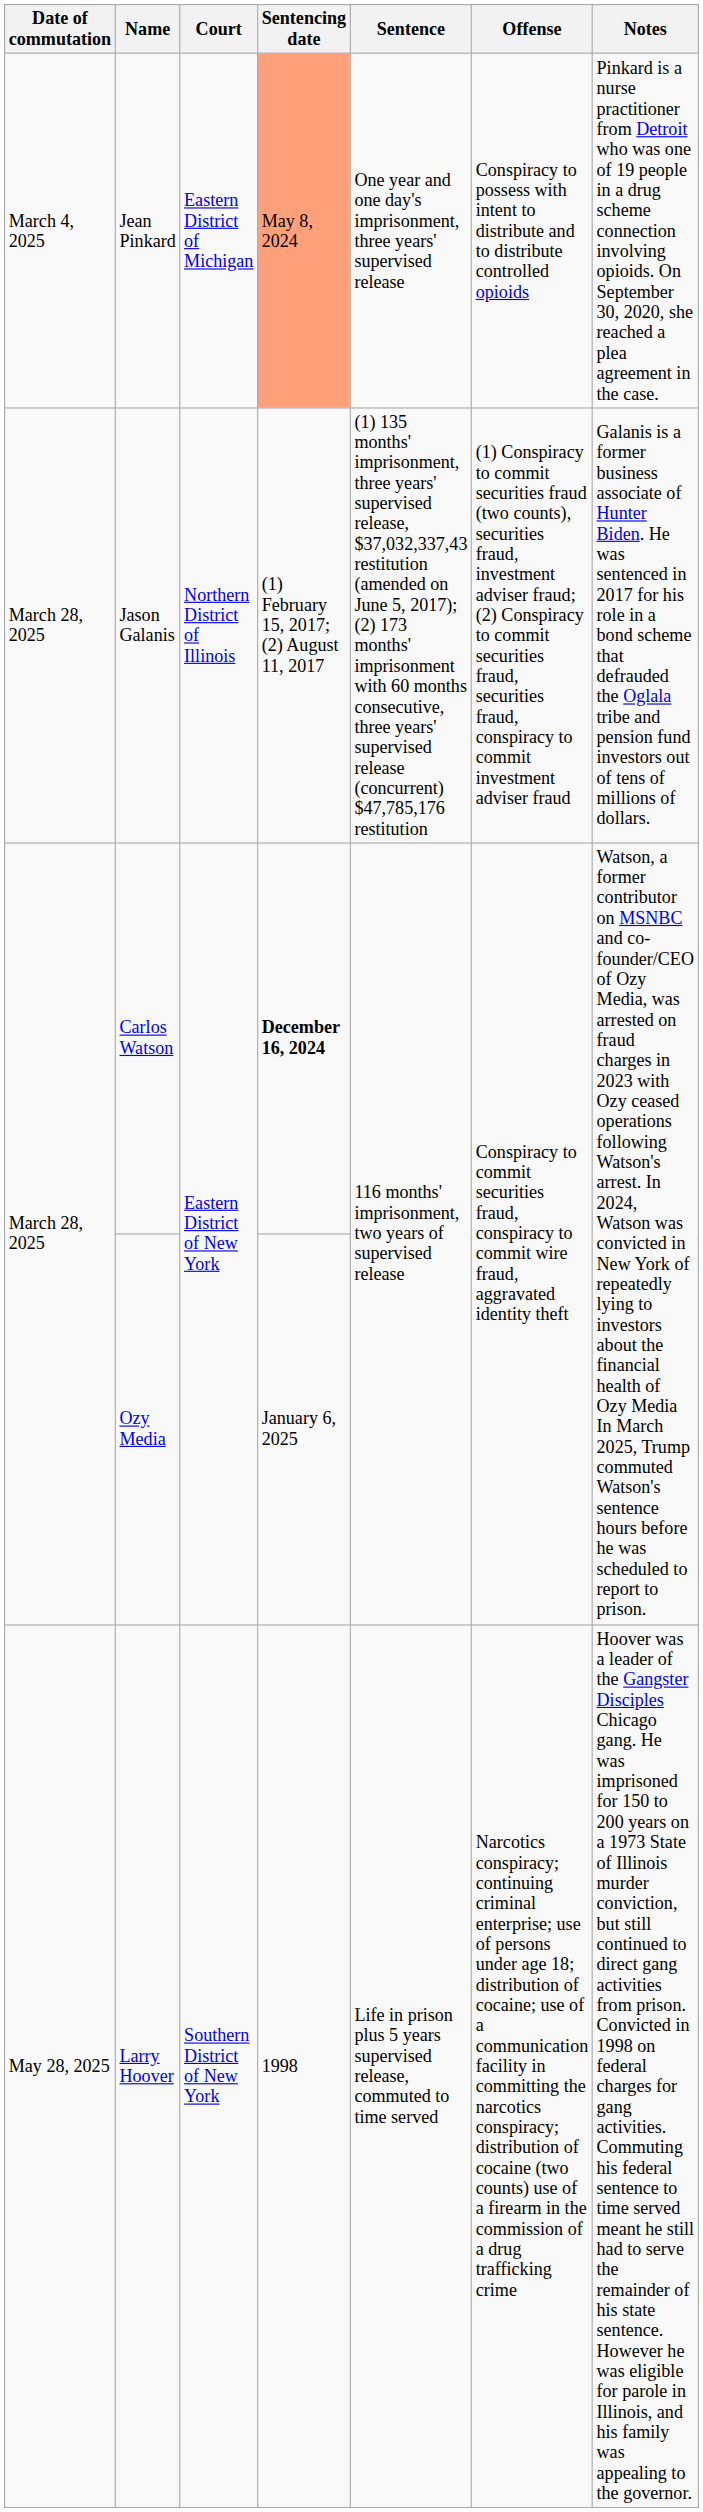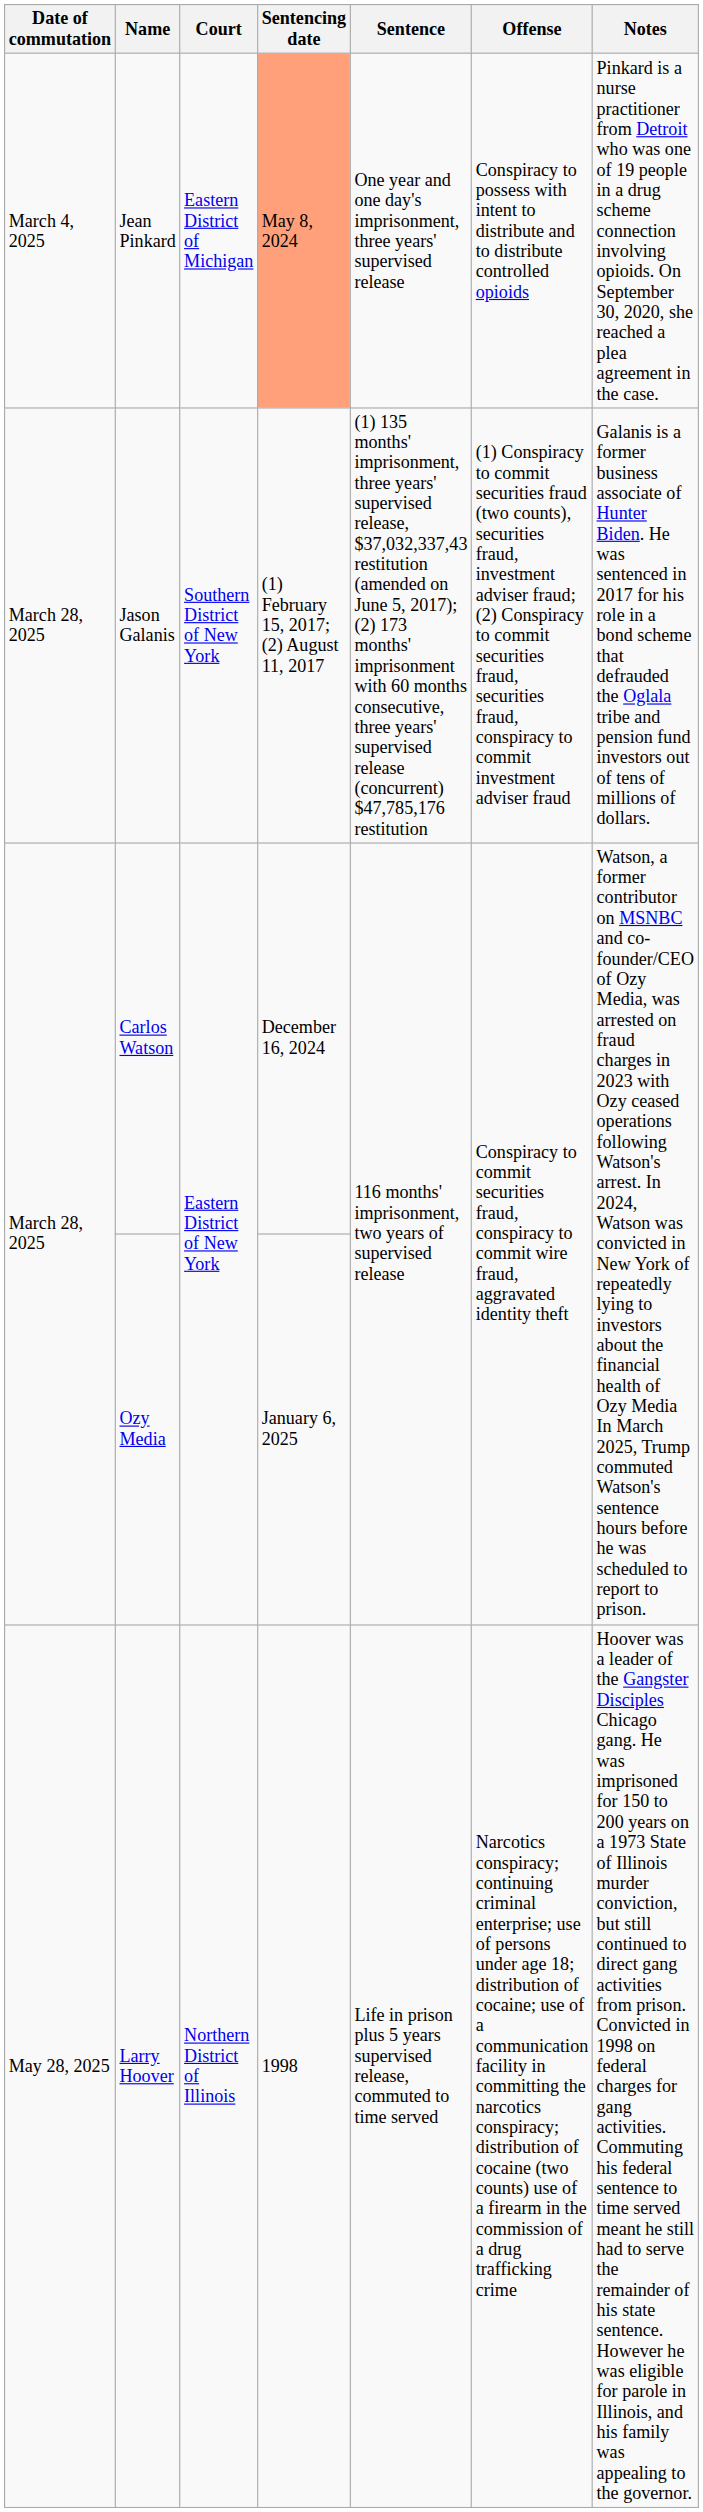(217, 625) Northern District of Illinois -> (217, 625) Southern District of New York
(301, 1038) bold -> (299, 1038) normal
(217, 2065) Southern District of New York -> (217, 2065) Northern District of Illinois
